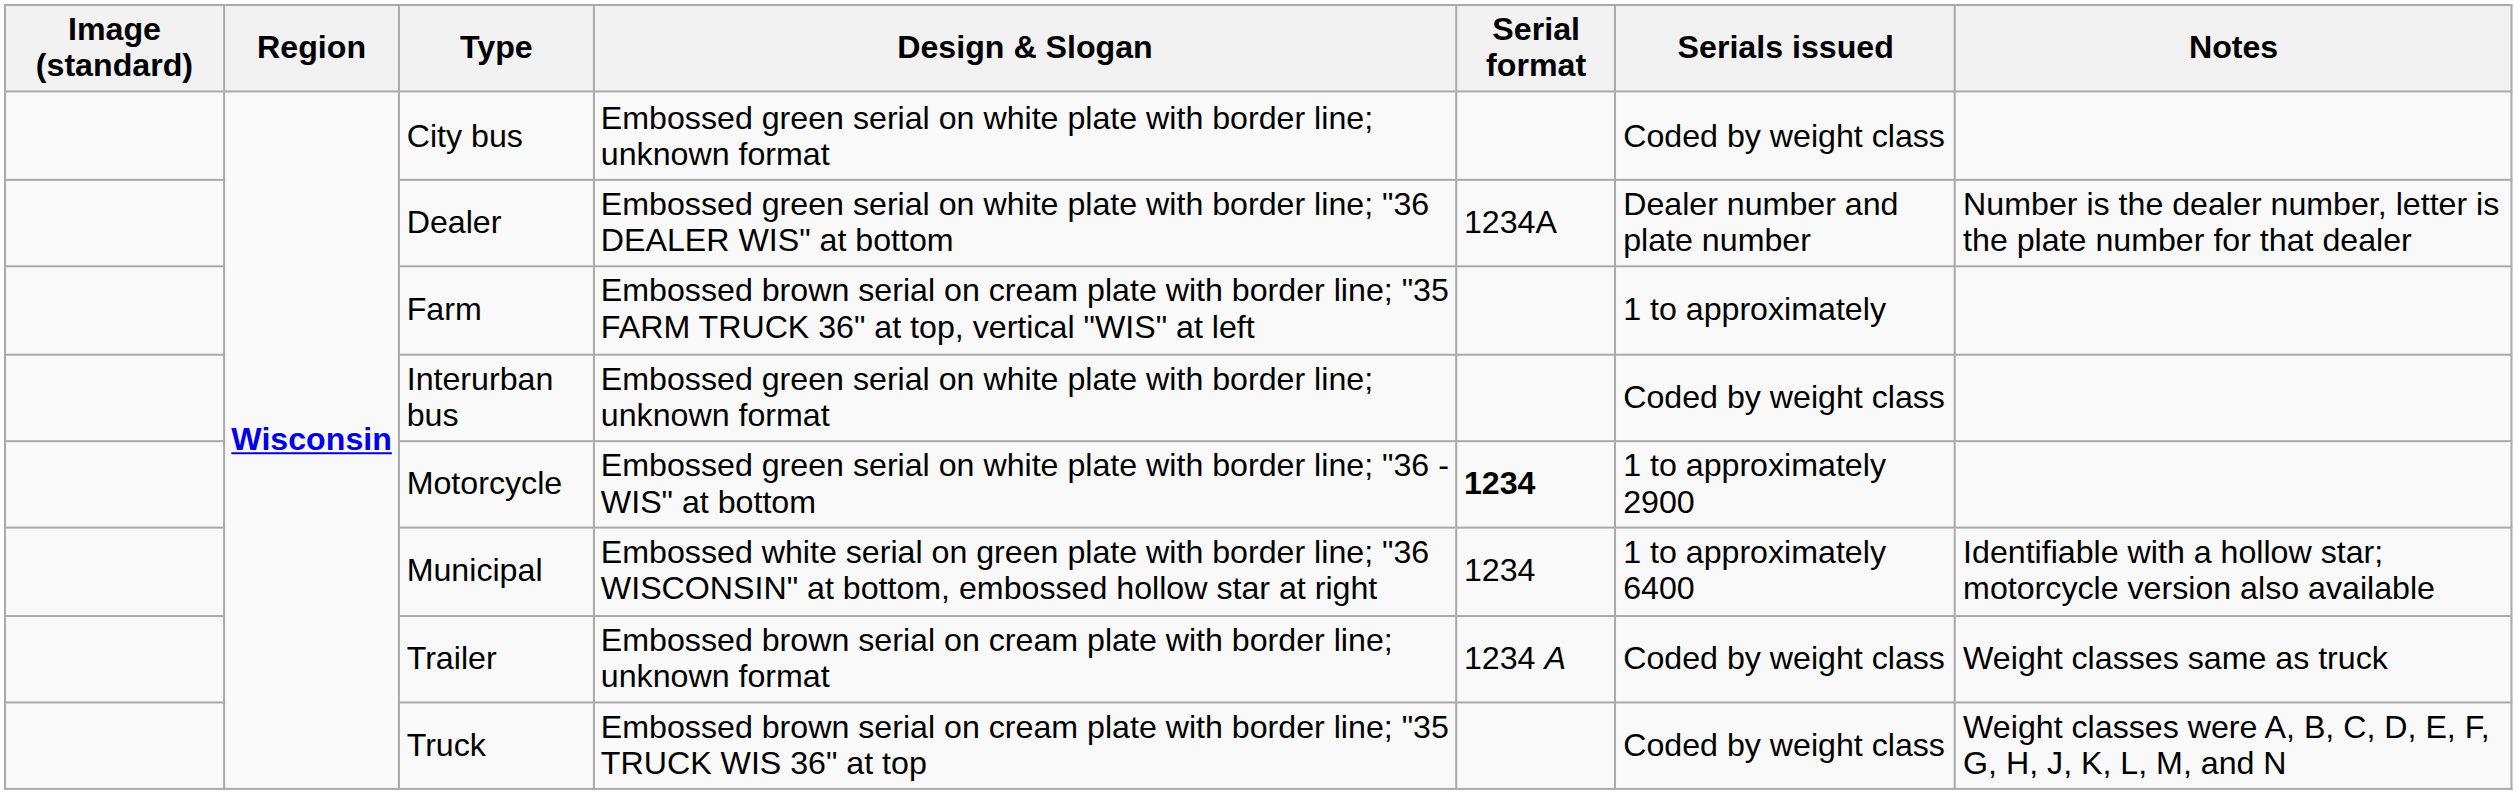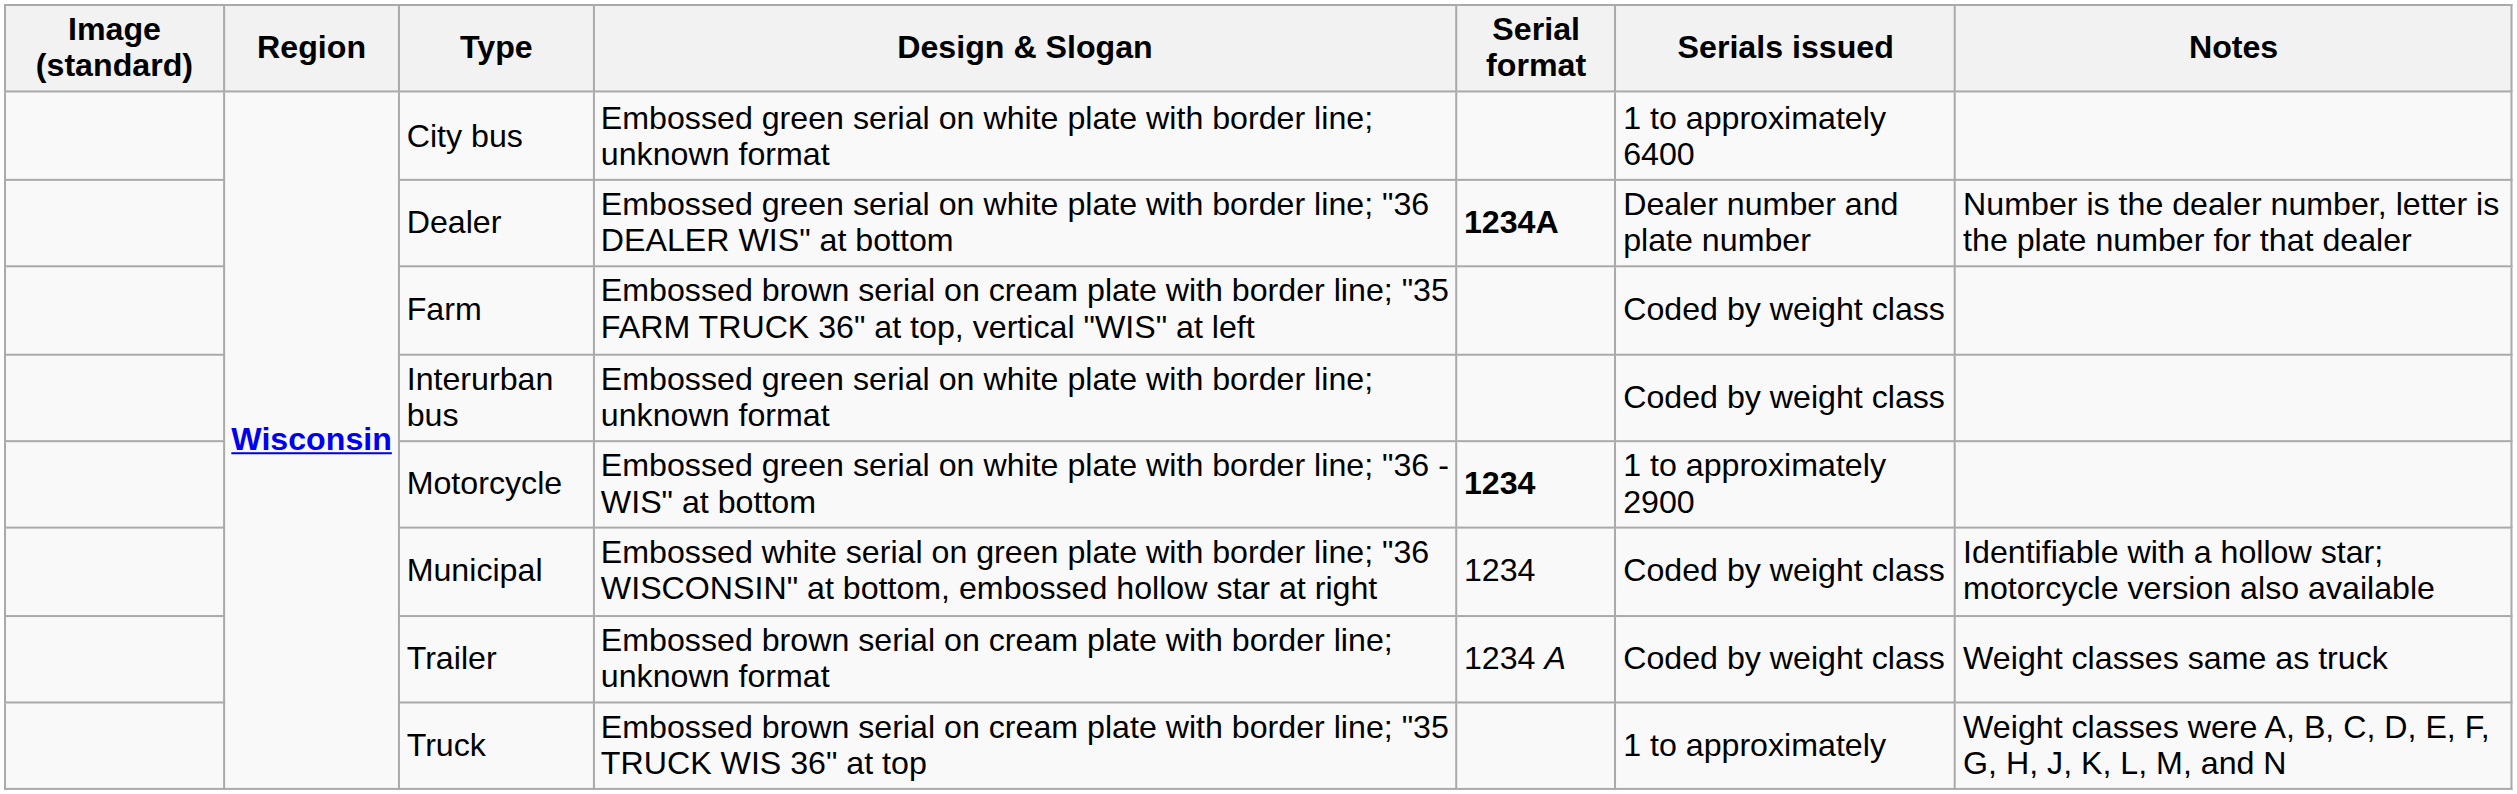(1784, 135) Coded by weight class -> (1755, 135) 1 to approximately 6400
(1510, 222) normal -> (1511, 222) bold
(1755, 309) 1 to approximately -> (1784, 309) Coded by weight class
(1755, 571) 1 to approximately 6400 -> (1784, 571) Coded by weight class
(1784, 745) Coded by weight class -> (1755, 745) 1 to approximately
